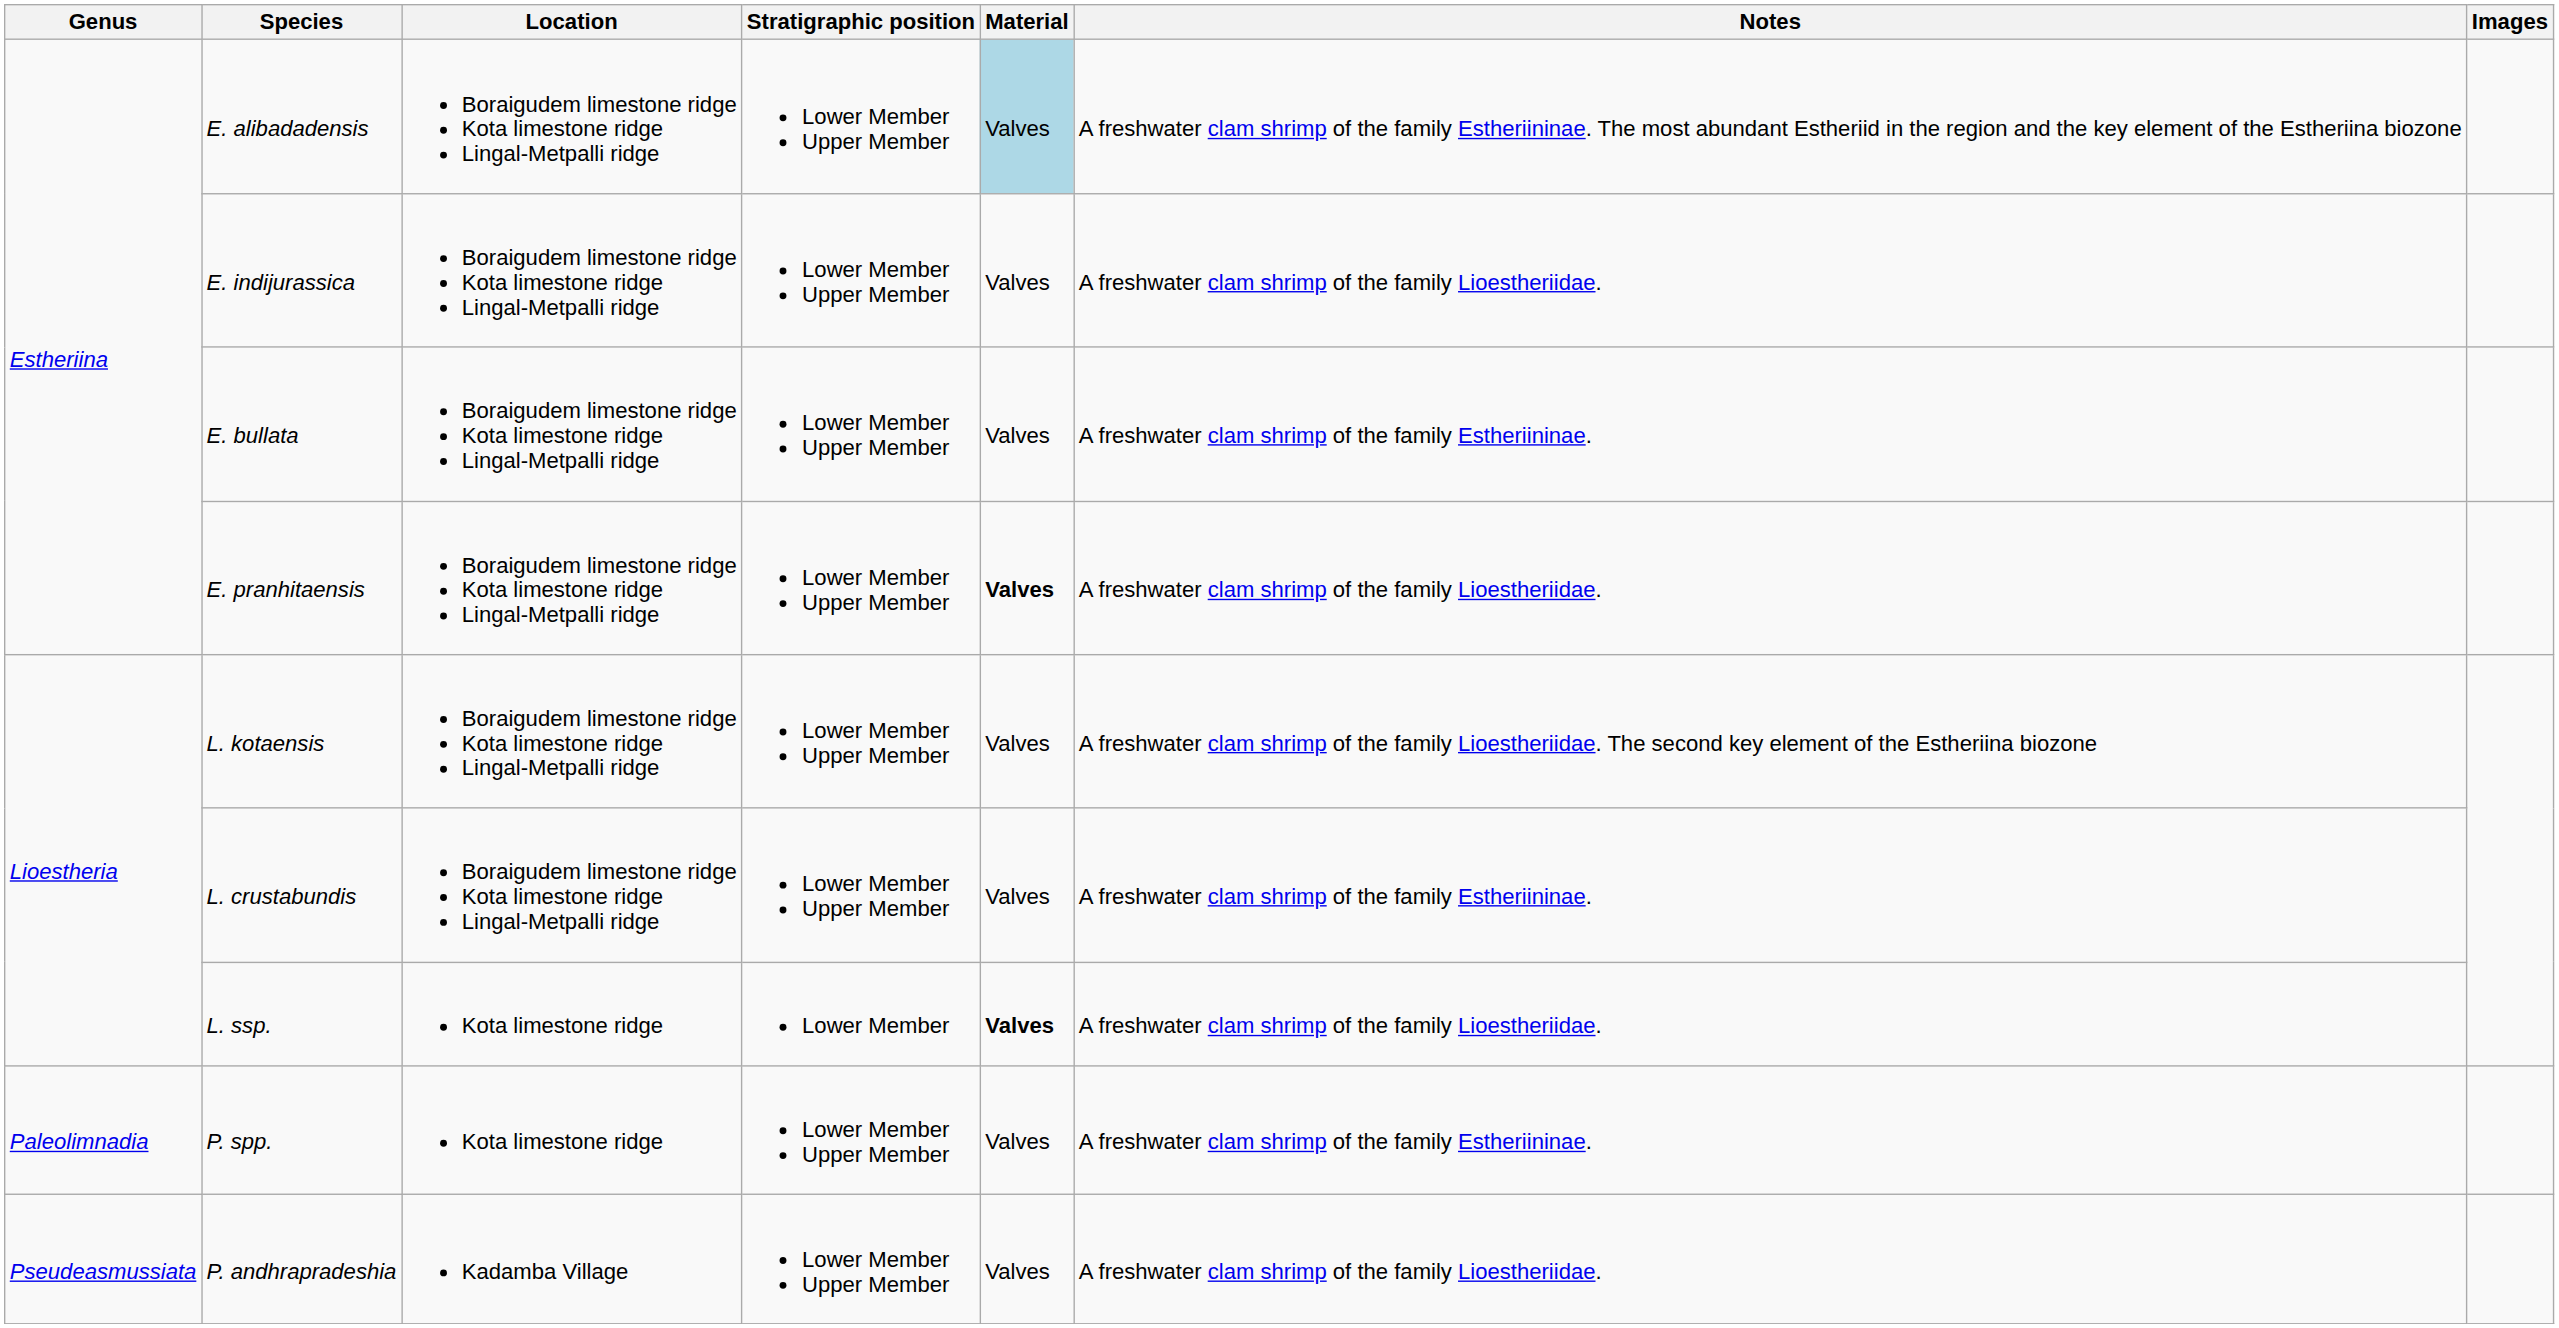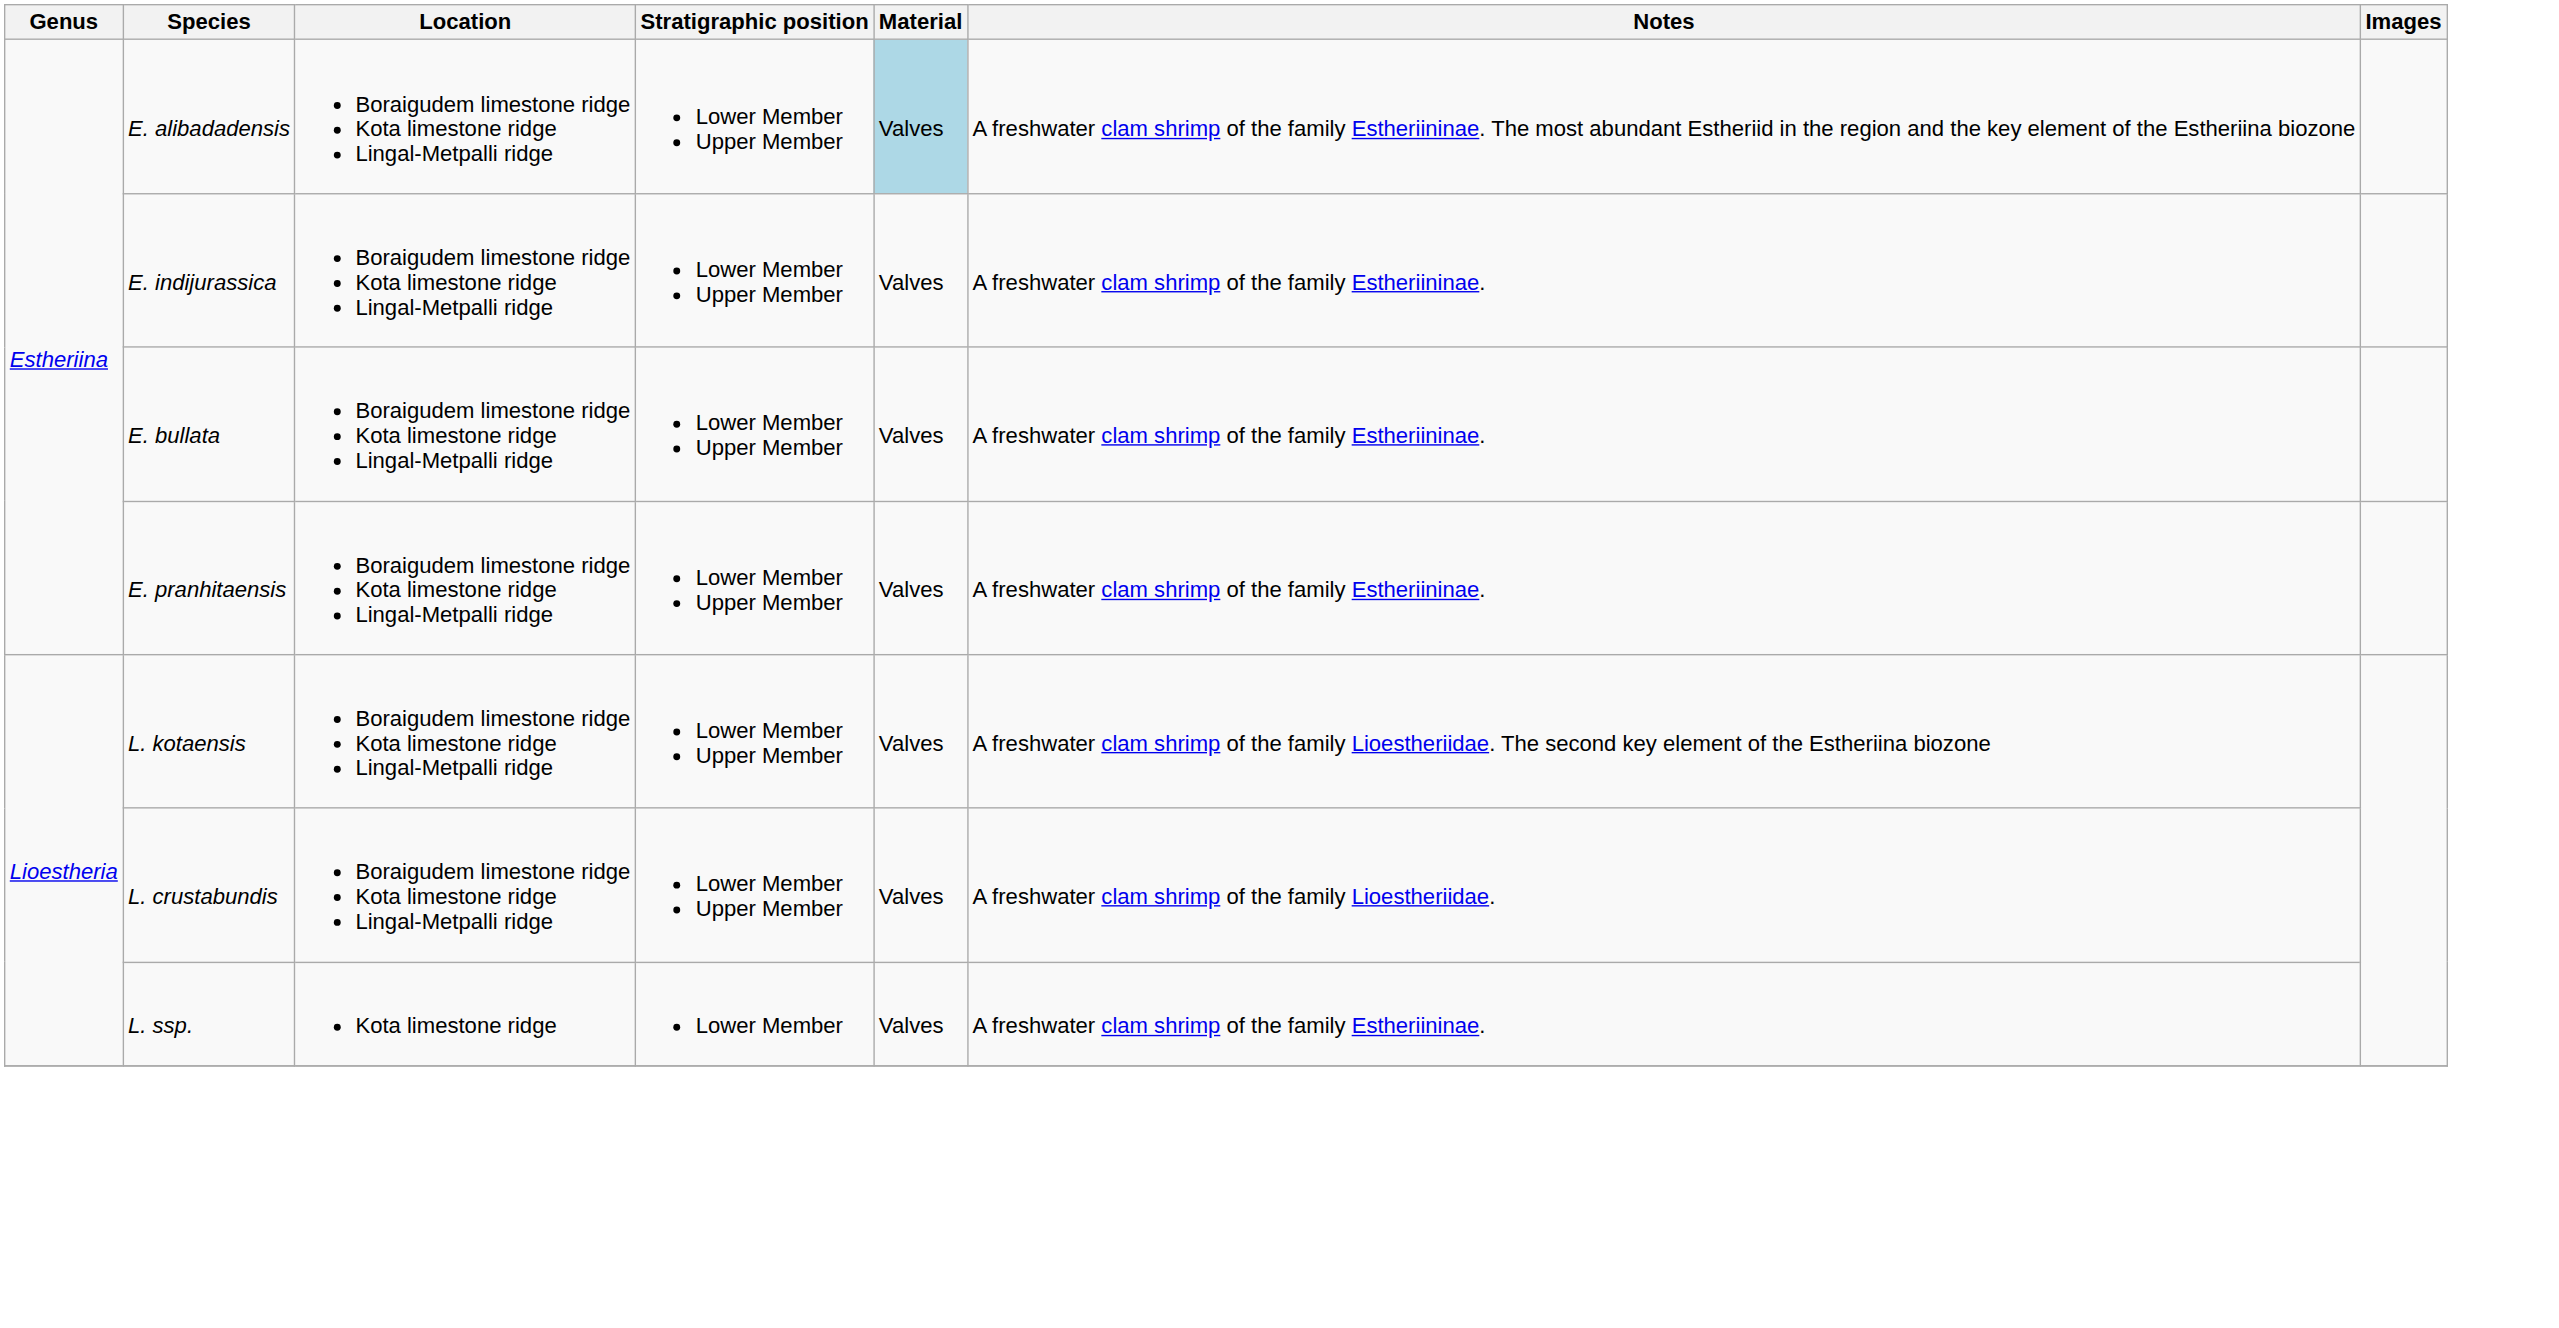(1340, 282) A freshwater clam shrimp of the family Lioestheriidae. -> (1229, 282) A freshwater clam shrimp of the family Estheriininae.
(1020, 589) bold -> (911, 589) normal
(1340, 589) A freshwater clam shrimp of the family Lioestheriidae. -> (1229, 589) A freshwater clam shrimp of the family Estheriininae.
(1335, 897) A freshwater clam shrimp of the family Estheriininae. -> (1234, 897) A freshwater clam shrimp of the family Lioestheriidae.
(1020, 1026) bold -> (911, 1026) normal
(1340, 1026) A freshwater clam shrimp of the family Lioestheriidae. -> (1229, 1026) A freshwater clam shrimp of the family Estheriininae.
- row: (239, 1142)
- row: (301, 1271)
